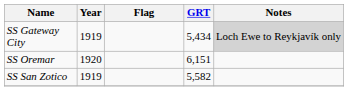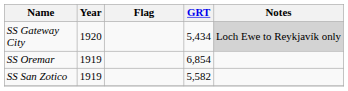(91, 36) 1919 -> (91, 36) 1920
(91, 59) 1920 -> (91, 59) 1919
(199, 59) 6,151 -> (199, 59) 6,854
